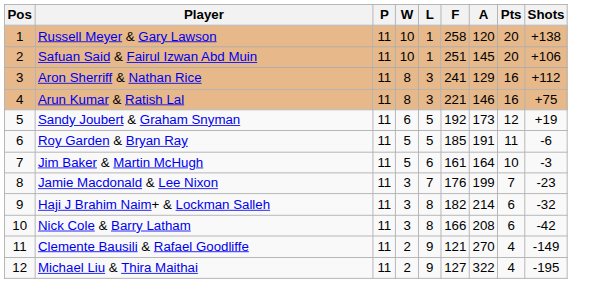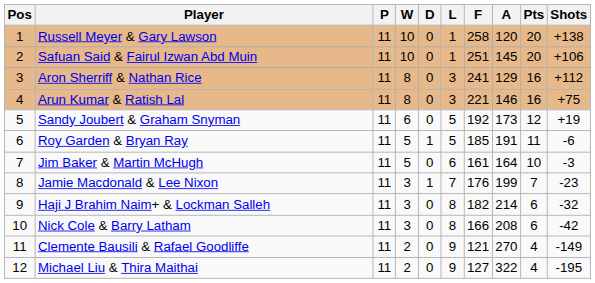+ column: (430, 15)
